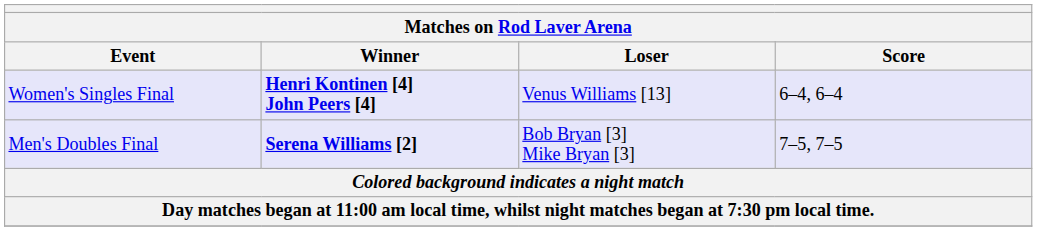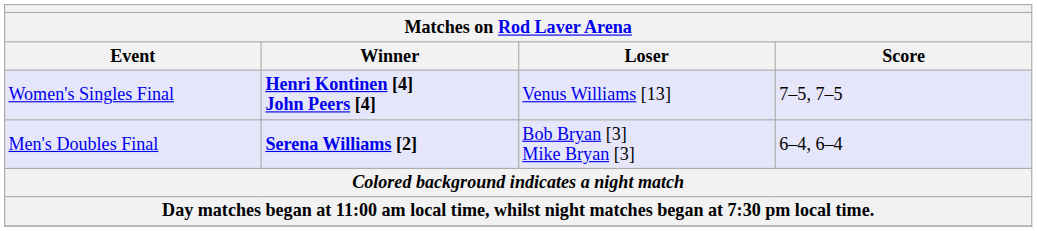(811, 94) 6–4, 6–4 -> (811, 94) 7–5, 7–5
(811, 143) 7–5, 7–5 -> (811, 143) 6–4, 6–4
